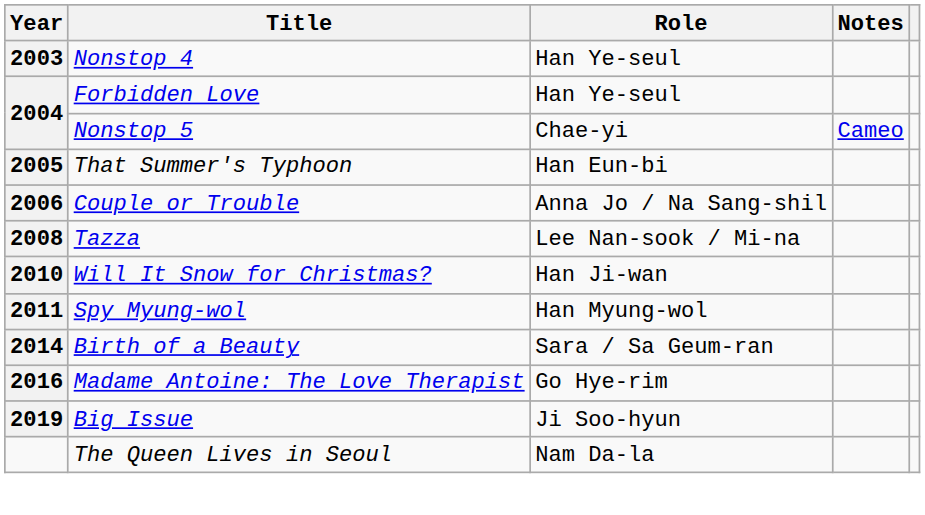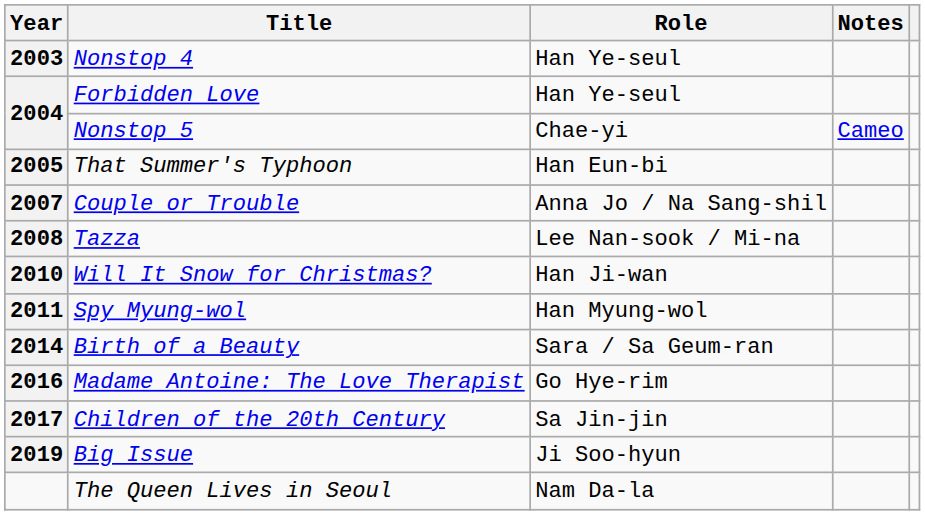(37, 203) 2006 -> (37, 203) 2007
+ row: (259, 419)
